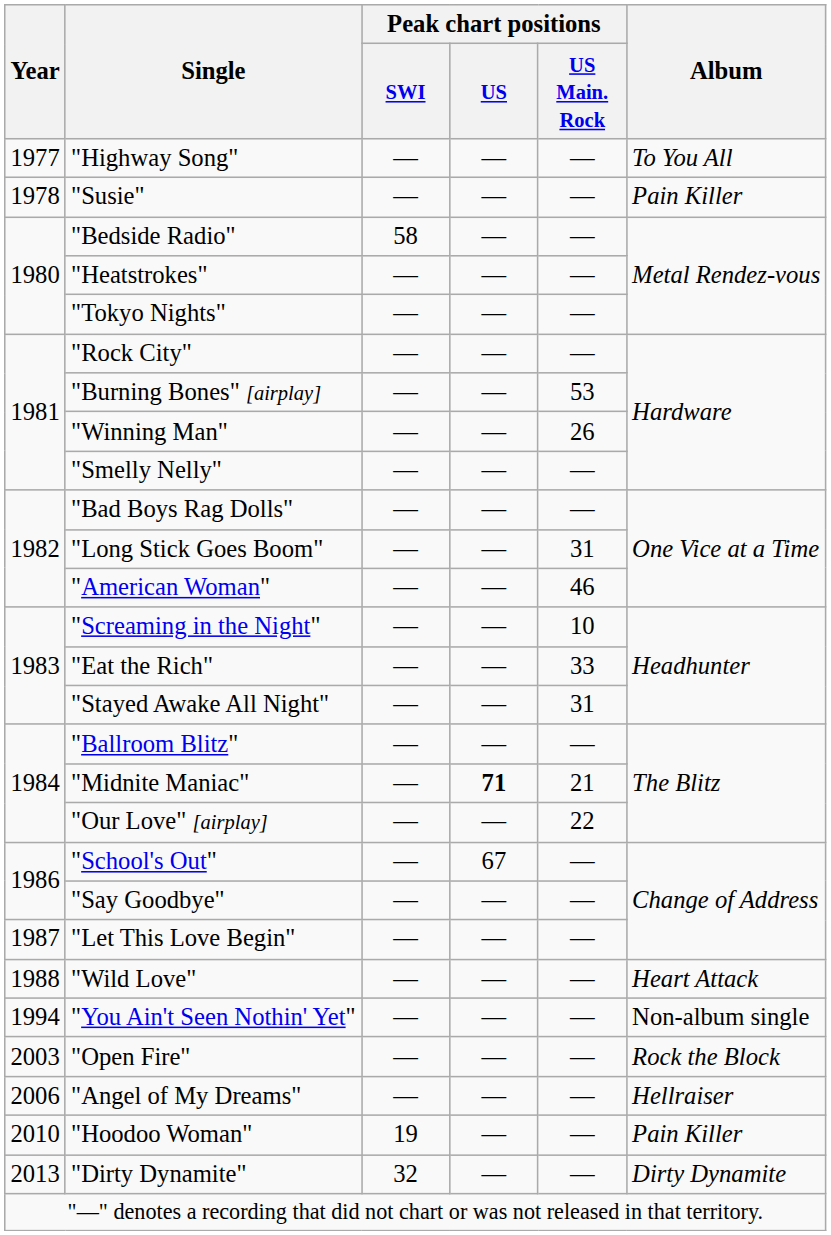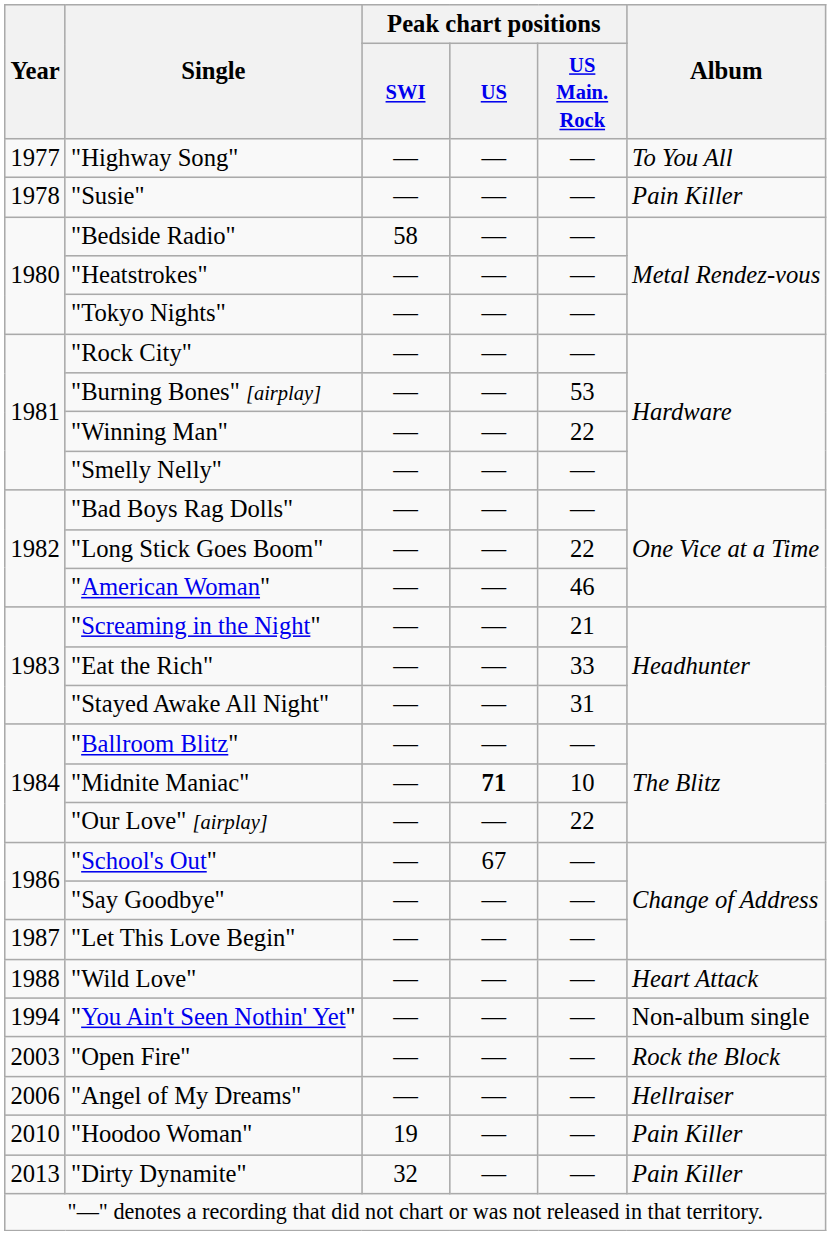(582, 431) 26 -> (582, 431) 22
(582, 548) 31 -> (582, 548) 22
(582, 626) 10 -> (582, 626) 21
(582, 782) 21 -> (582, 782) 10
(709, 1173) Dirty Dynamite -> (687, 1173) Pain Killer
